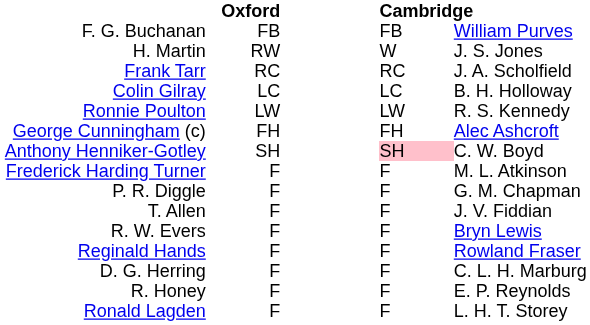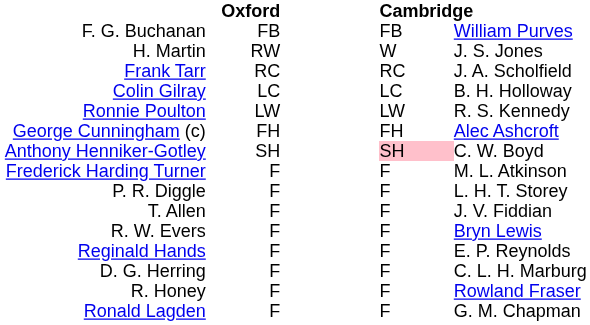(517, 191) G. M. Chapman -> (511, 191) L. H. T. Storey
(517, 251) Rowland Fraser -> (512, 251) E. P. Reynolds
(512, 291) E. P. Reynolds -> (517, 291) Rowland Fraser
(511, 311) L. H. T. Storey -> (517, 311) G. M. Chapman
